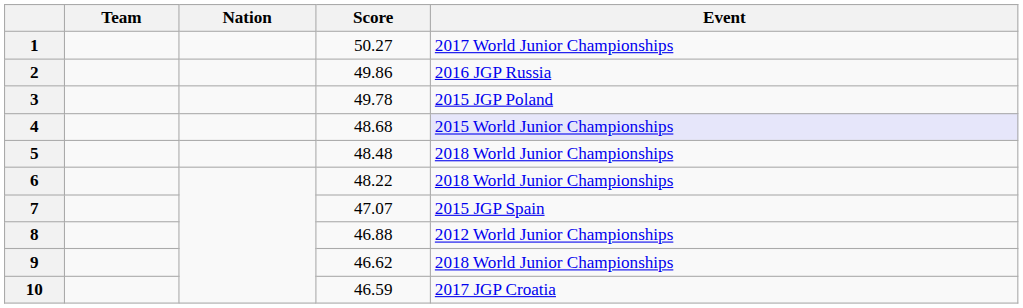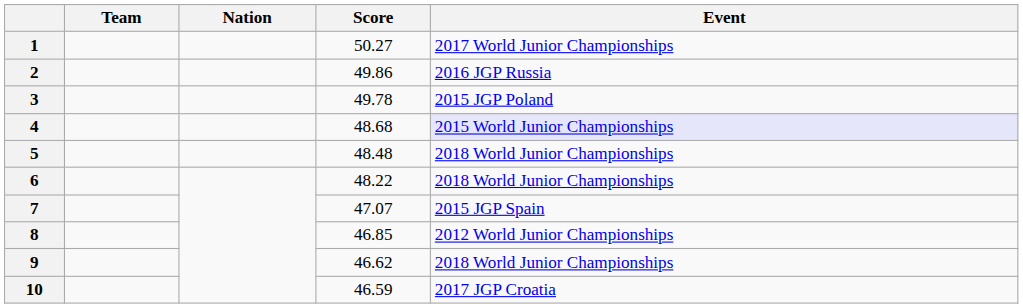(373, 235) 46.88 -> (373, 235) 46.85
